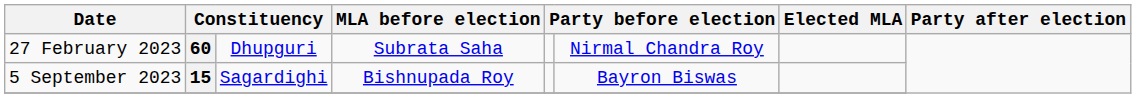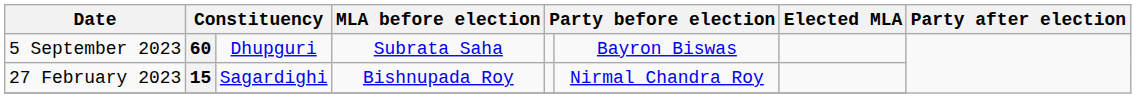(95, 49) 27 February 2023 -> (95, 49) 5 September 2023
(667, 49) Nirmal Chandra Roy -> (667, 49) Bayron Biswas
(95, 78) 5 September 2023 -> (95, 78) 27 February 2023
(667, 78) Bayron Biswas -> (667, 78) Nirmal Chandra Roy
